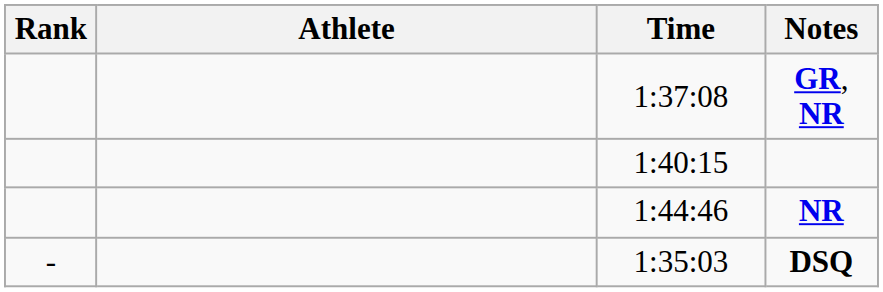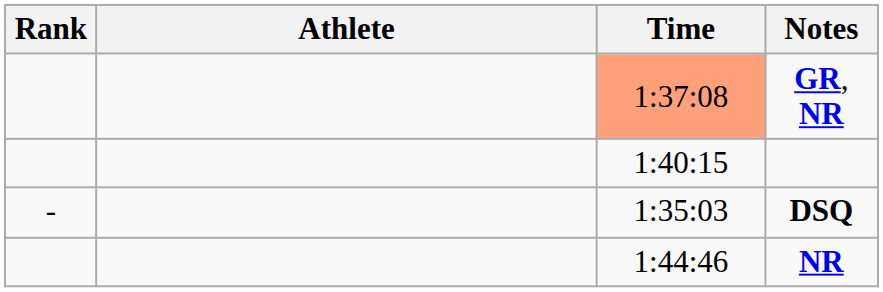(681, 95) no background -> (681, 95) lightsalmon background
rows swapped: (821, 211) <-> (821, 260)
